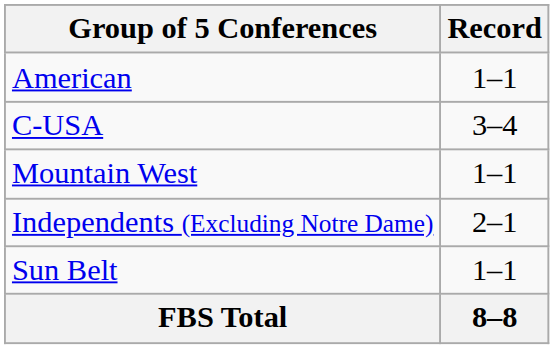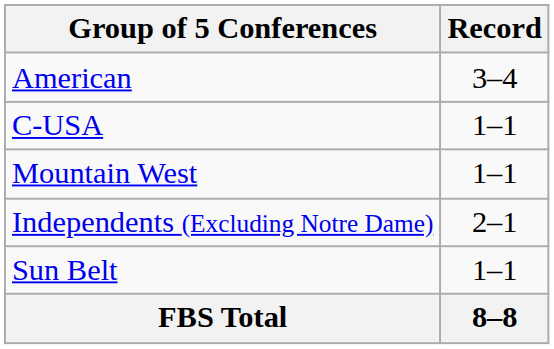(495, 76) 1–1 -> (495, 76) 3–4
(495, 125) 3–4 -> (495, 125) 1–1
